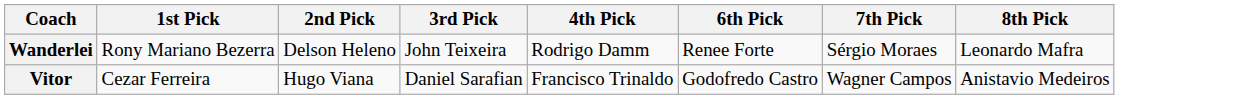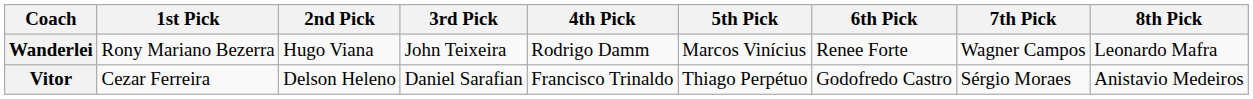+ column: (745, 19)
(340, 49) Delson Heleno -> (328, 49) Hugo Viana
(882, 49) Sérgio Moraes -> (1023, 49) Wagner Campos
(328, 79) Hugo Viana -> (340, 79) Delson Heleno
(889, 79) Wagner Campos -> (1016, 79) Sérgio Moraes
